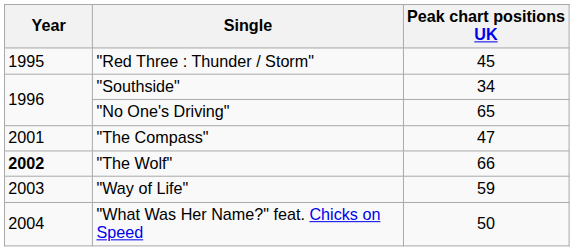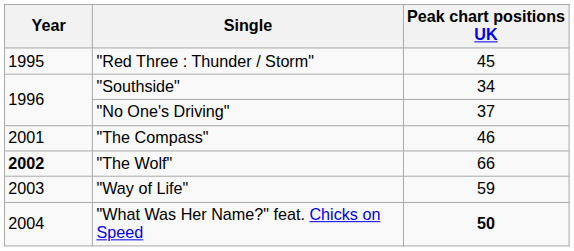(486, 112) 65 -> (486, 112) 37
(486, 138) 47 -> (486, 138) 46
(486, 223) normal -> (486, 223) bold
